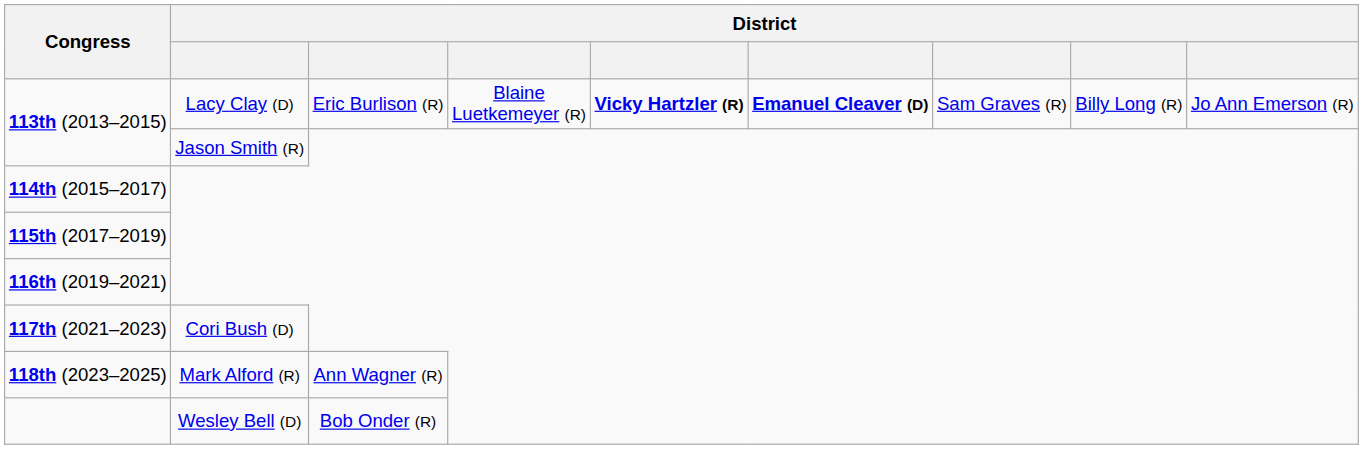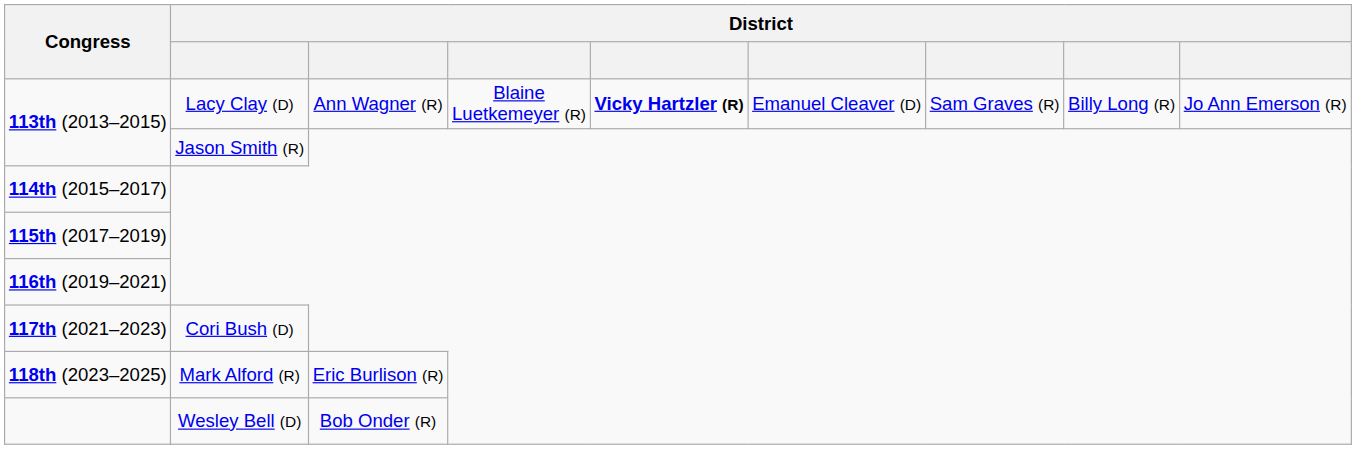(378, 103) Eric Burlison (R) -> (378, 103) Ann Wagner (R)
(840, 103) bold -> (837, 103) normal
(378, 374) Ann Wagner (R) -> (378, 374) Eric Burlison (R)
